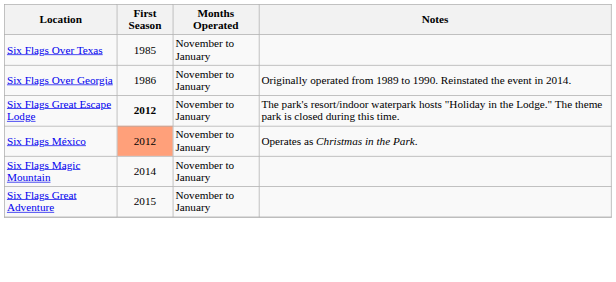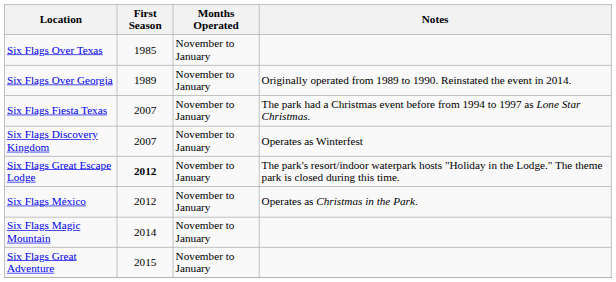(145, 80) 1986 -> (145, 80) 1989
+ row: (57, 110)
+ row: (52, 141)
(145, 141) lightsalmon background -> (145, 201) no background
